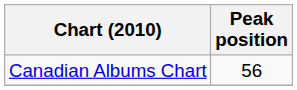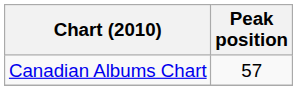(252, 70) 56 -> (252, 70) 57
